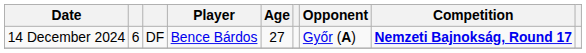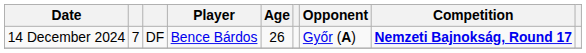(136, 37) 6 -> (136, 37) 7
(277, 37) 27 -> (277, 37) 26
